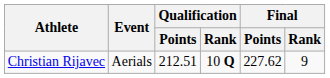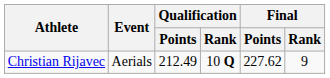(178, 62) 212.51 -> (178, 62) 212.49
